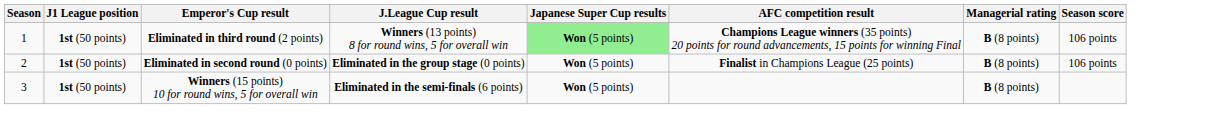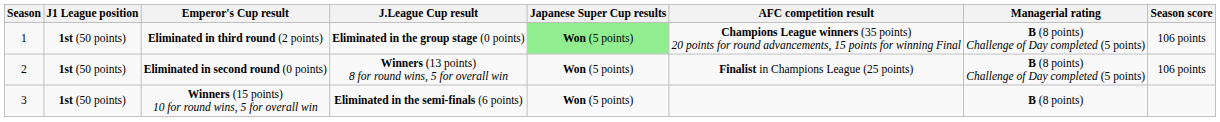(428, 38) Winners (13 points) 8 for round wins, 5 for overall win -> (428, 38) Eliminated in the group stage (0 points)
(1011, 38) B (8 points) -> (1056, 38) B (8 points) Challenge of Day completed (5 points)
(428, 63) Eliminated in the group stage (0 points) -> (428, 69) Winners (13 points) 8 for round wins, 5 for overall win
(1011, 63) B (8 points) -> (1056, 69) B (8 points) Challenge of Day completed (5 points)
